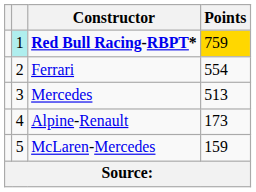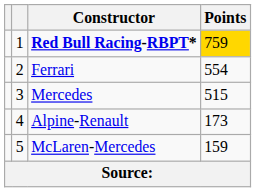(20, 43) paleturquoise background -> (20, 43) no background
(216, 95) 513 -> (216, 95) 515
